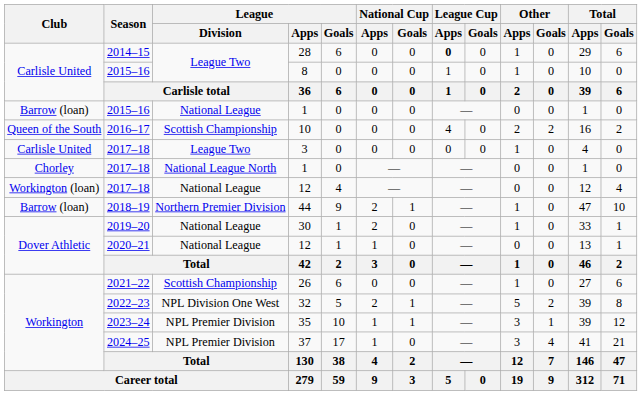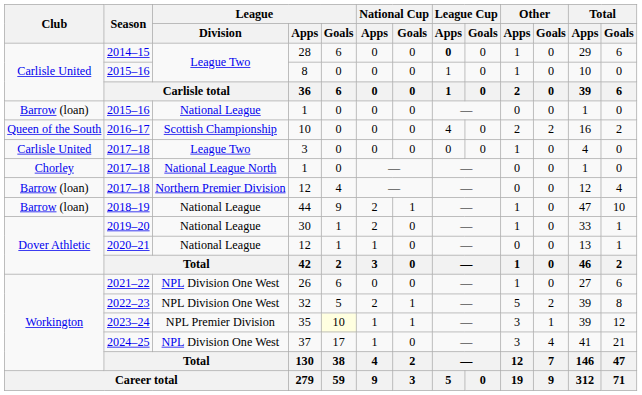(54, 187) Workington (loan) -> (54, 187) Barrow (loan)
(220, 187) National League -> (220, 187) Northern Premier Division
(220, 206) Northern Premier Division -> (220, 206) National League
(220, 284) Scottish Championship -> (220, 284) NPL Division One West
(339, 322) no background -> (339, 322) lightyellow background
(220, 341) NPL Premier Division -> (220, 341) NPL Division One West
